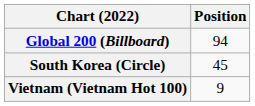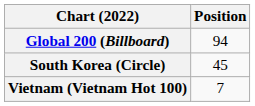(220, 88) 9 -> (220, 88) 7
